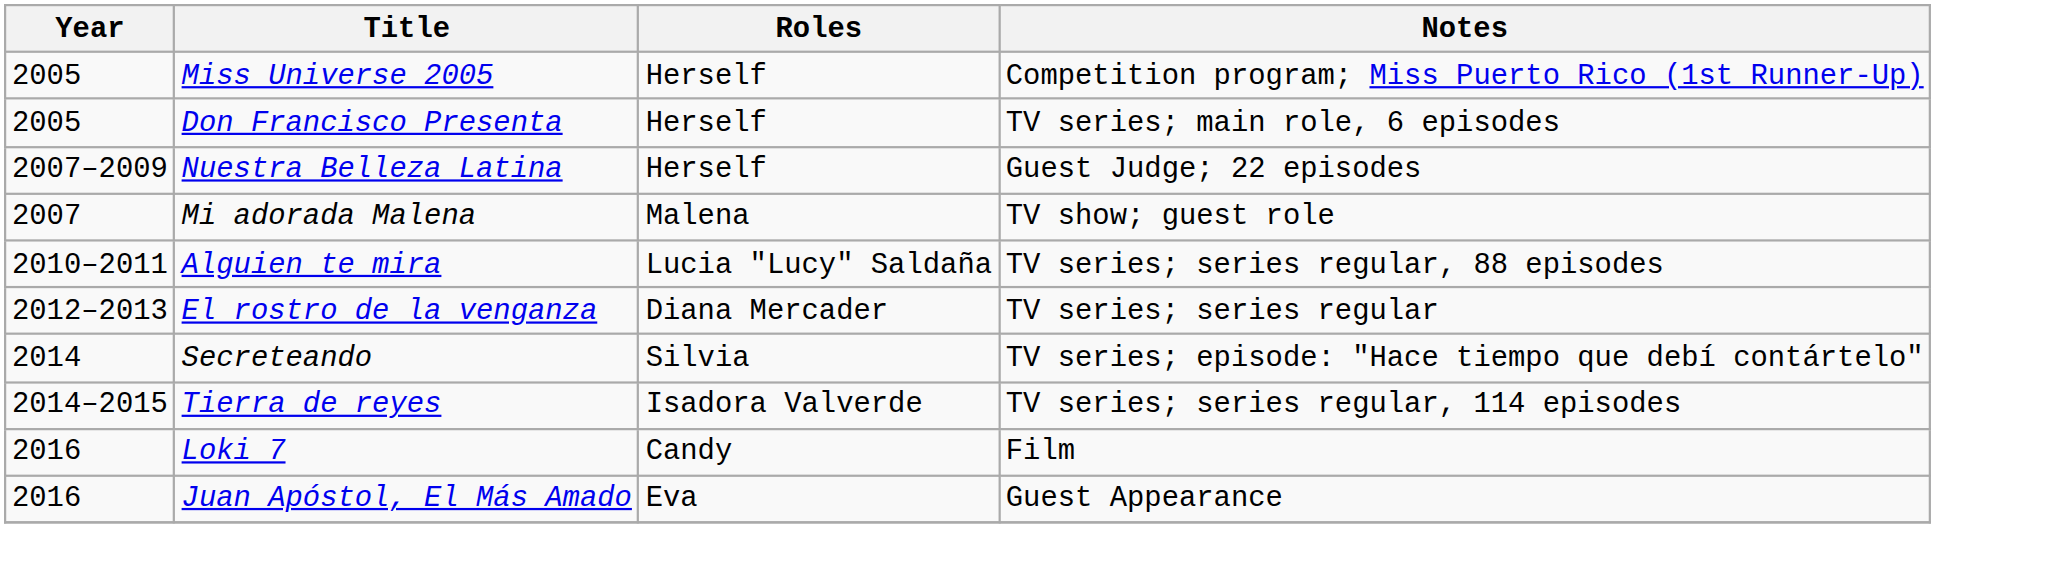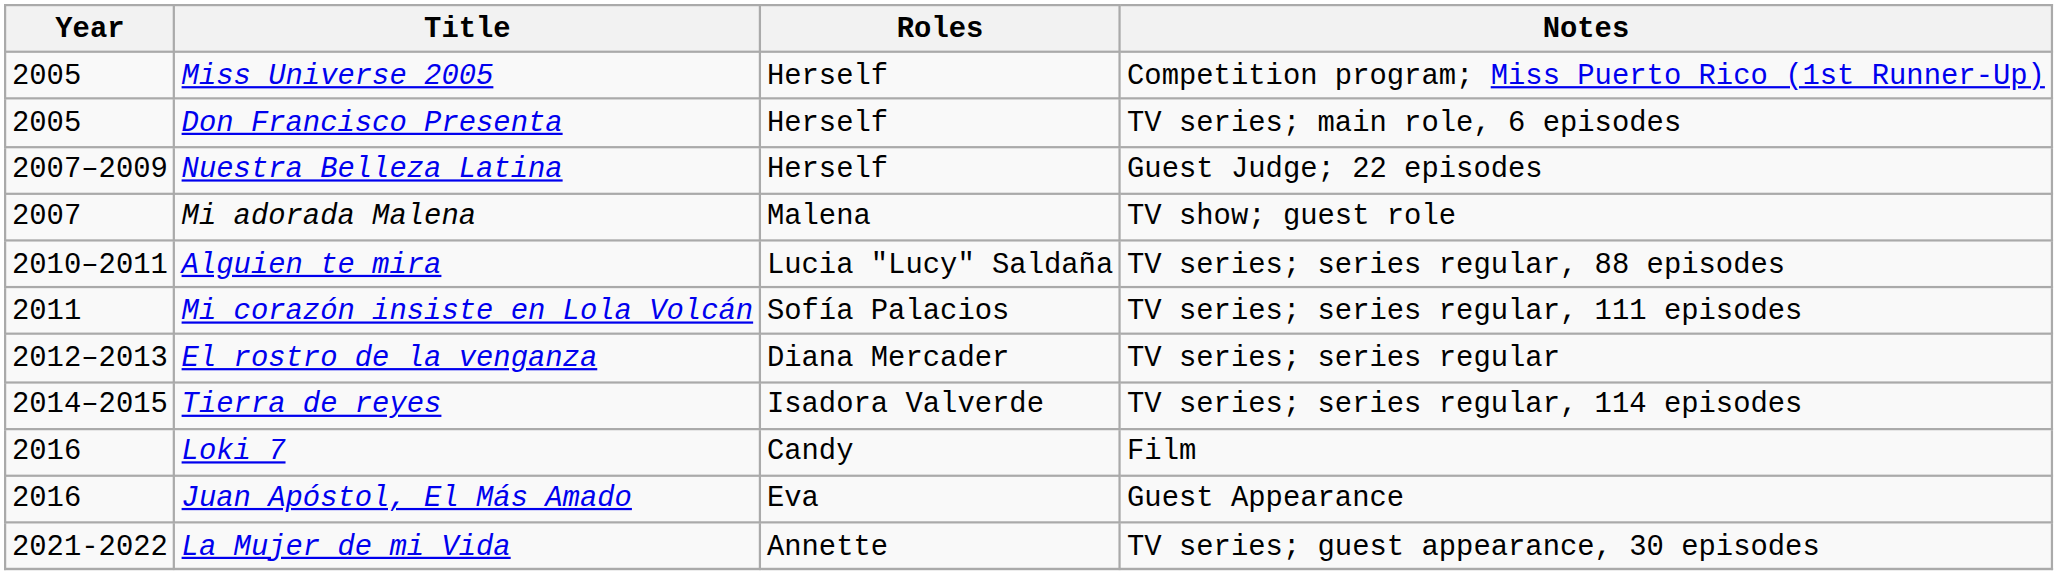+ row: (467, 311)
- row: (277, 358)
+ row: (346, 546)
